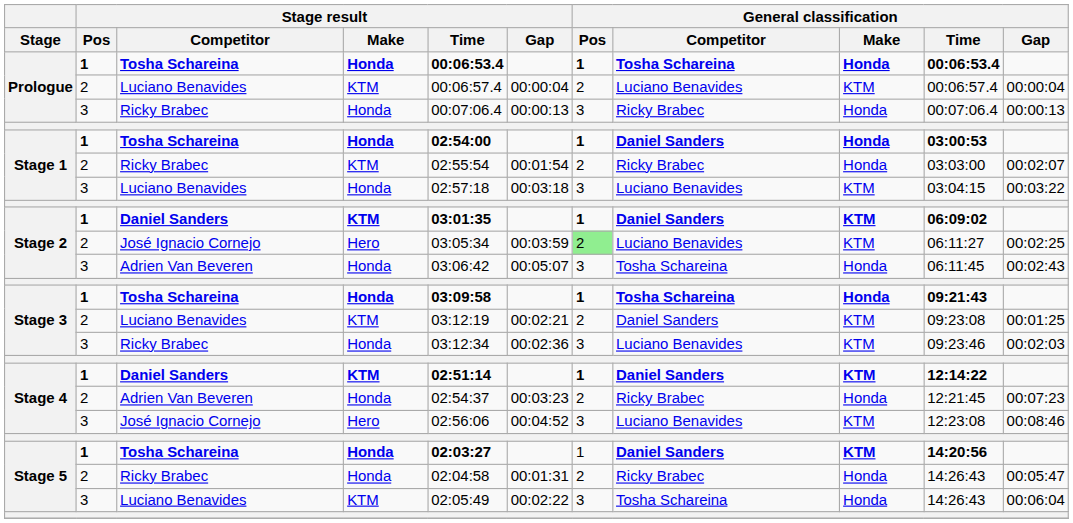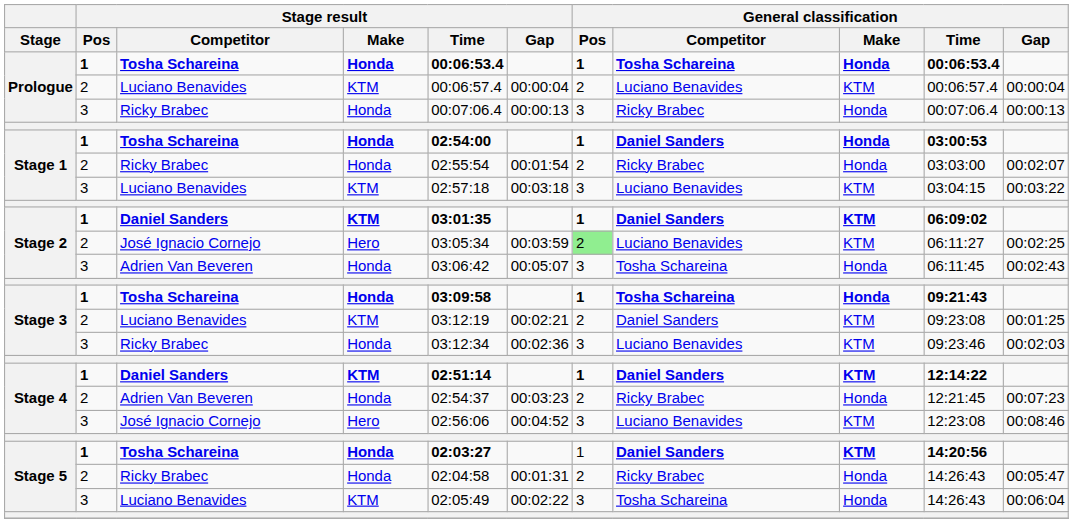(363, 165) KTM -> (369, 165) Honda
(369, 188) Honda -> (363, 188) KTM
